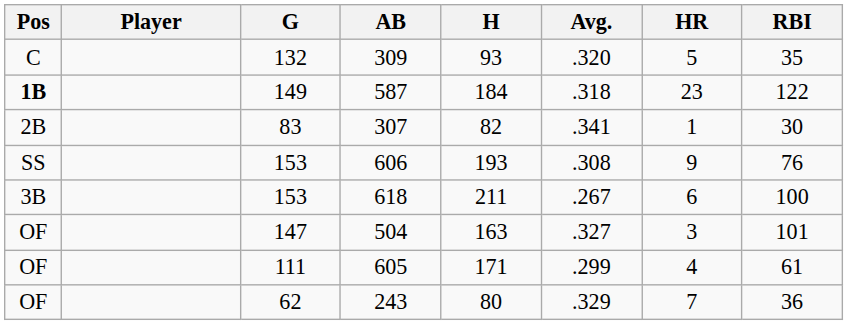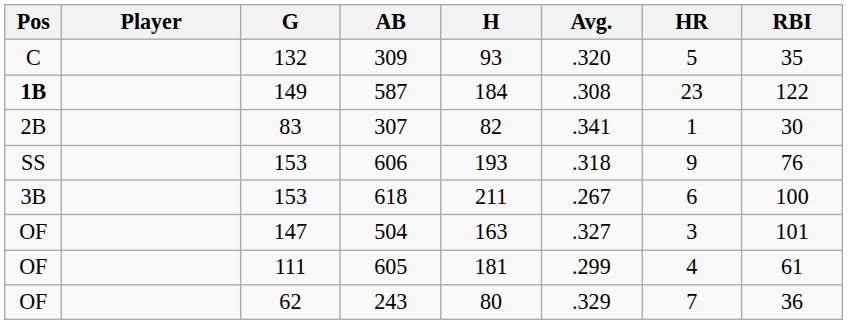(591, 92) .318 -> (591, 92) .308
(591, 162) .308 -> (591, 162) .318
(491, 267) 171 -> (491, 267) 181
